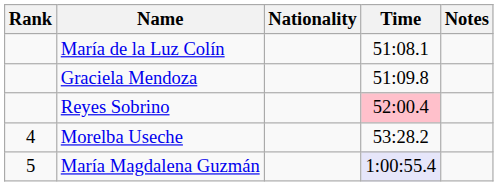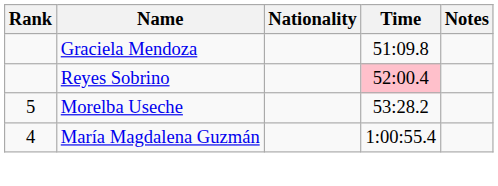- row: (143, 48)
(31, 136) 4 -> (31, 107) 5
(31, 166) 5 -> (31, 136) 4
(401, 166) lavender background -> (401, 136) no background
